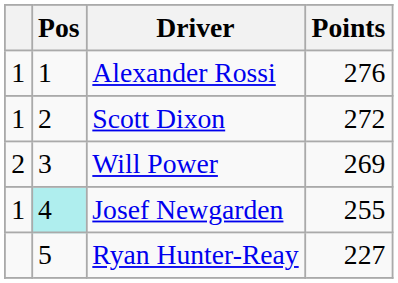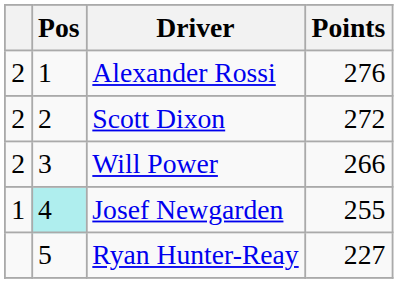(18, 73) 1 -> (18, 73) 2
(18, 118) 1 -> (18, 118) 2
(365, 164) 269 -> (365, 164) 266
